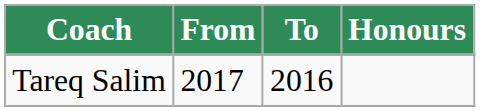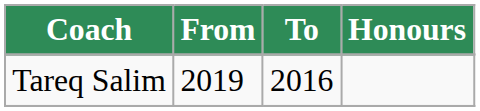(212, 79) 2017 -> (212, 79) 2019
